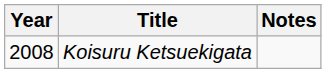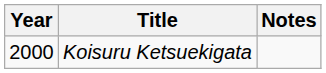(31, 52) 2008 -> (31, 52) 2000
